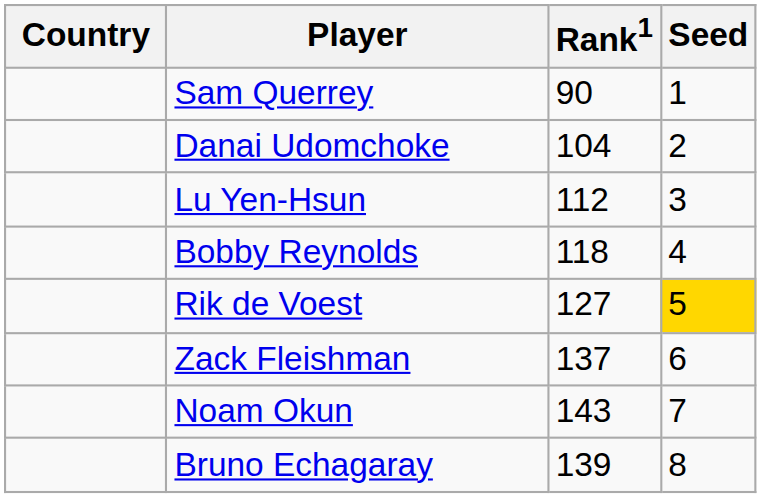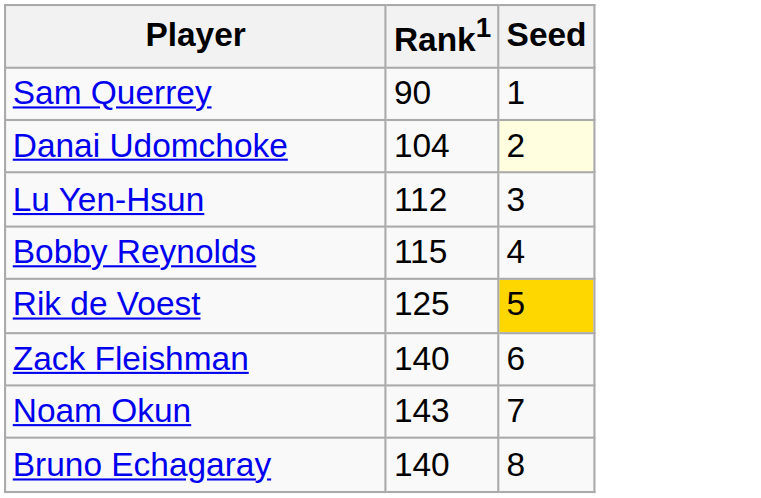- column: (86, 35)
(678, 146) no background -> (516, 146) lightyellow background
(582, 252) 118 -> (421, 252) 115
(584, 305) 127 -> (422, 305) 125
(584, 358) 137 -> (422, 358) 140
(584, 464) 139 -> (422, 464) 140
